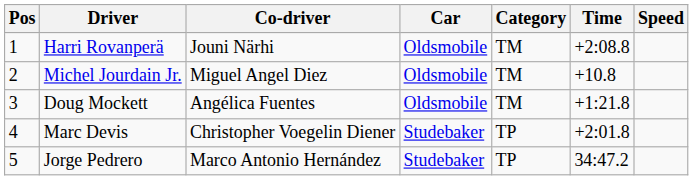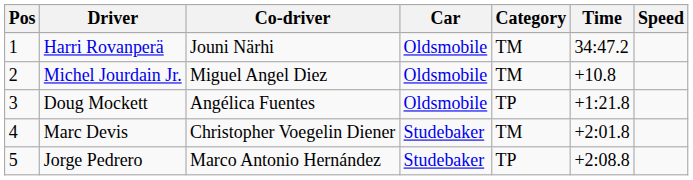(602, 47) +2:08.8 -> (602, 47) 34:47.2
(509, 103) TM -> (506, 103) TP
(506, 132) TP -> (509, 132) TM
(602, 160) 34:47.2 -> (602, 160) +2:08.8
